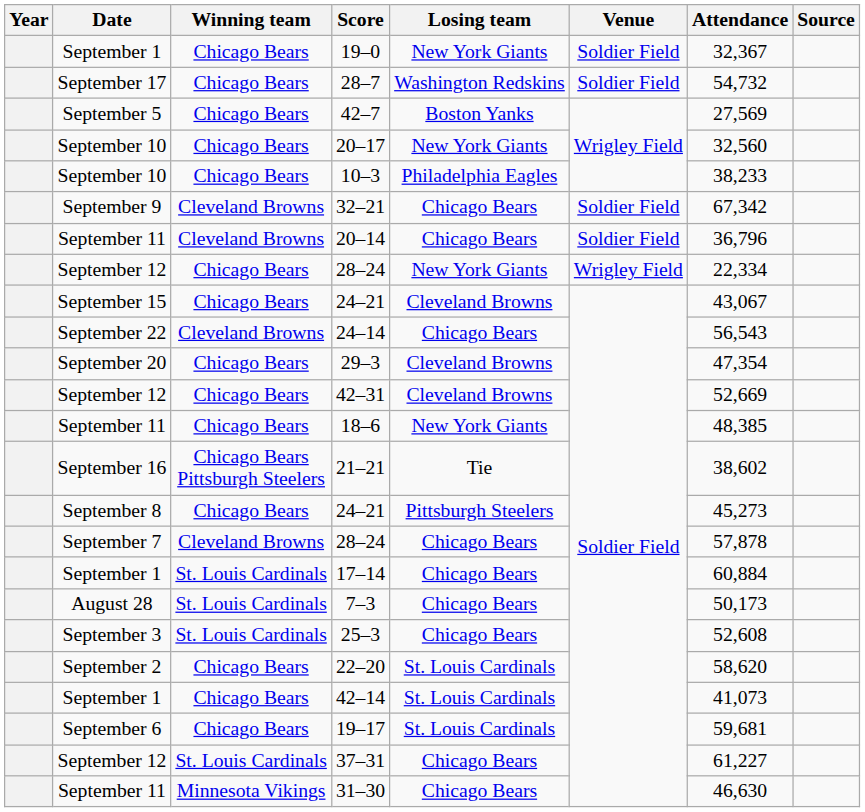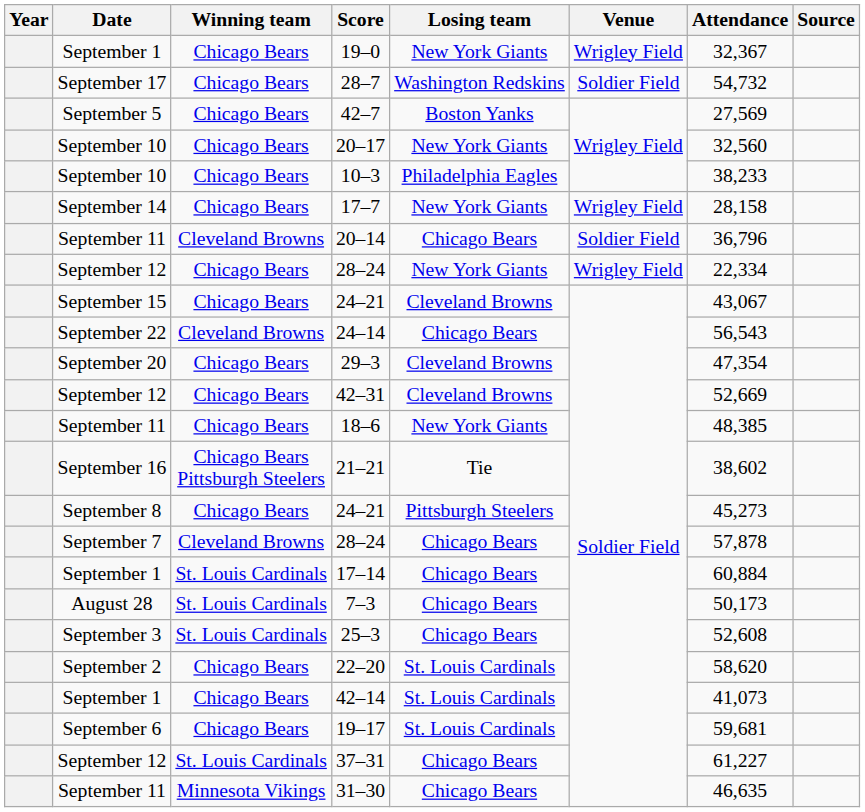(628, 51) Soldier Field -> (628, 51) Wrigley Field
- row: (112, 207)
+ row: (112, 207)
(740, 791) 46,630 -> (740, 791) 46,635
